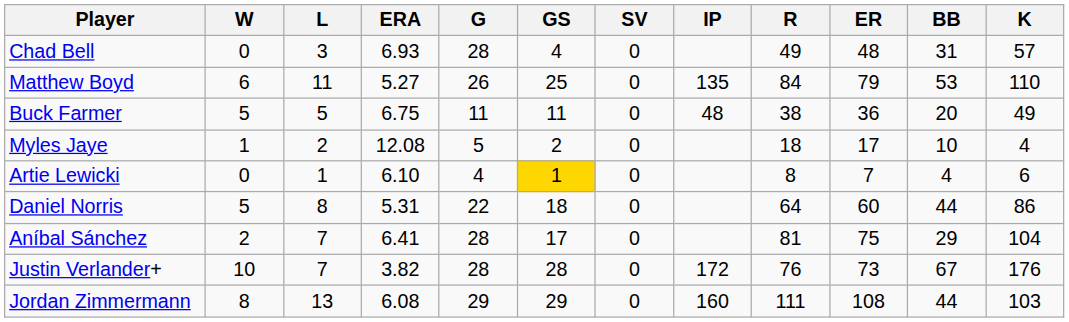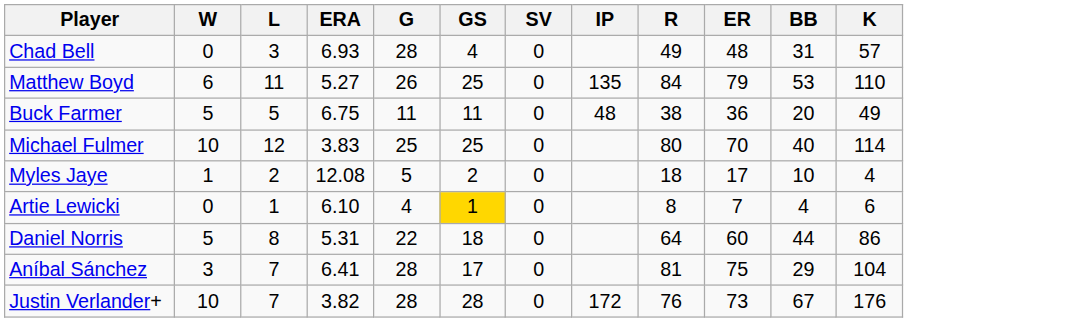+ row: (76, 144)
(244, 238) 2 -> (208, 269) 3
- row: (100, 301)
